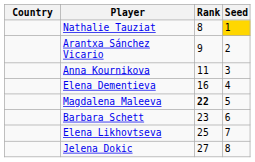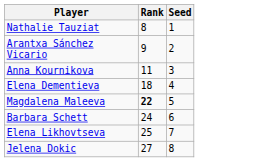- column: (33, 12)
(228, 28) gold background -> (171, 28) no background
(203, 86) 16 -> (147, 86) 18
(203, 117) 23 -> (147, 117) 24
